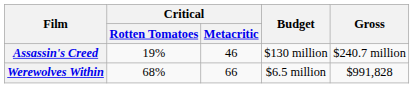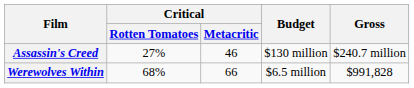(154, 53) 19% -> (154, 53) 27%
